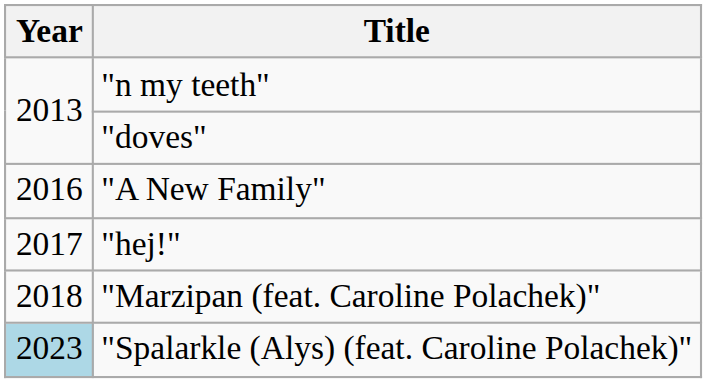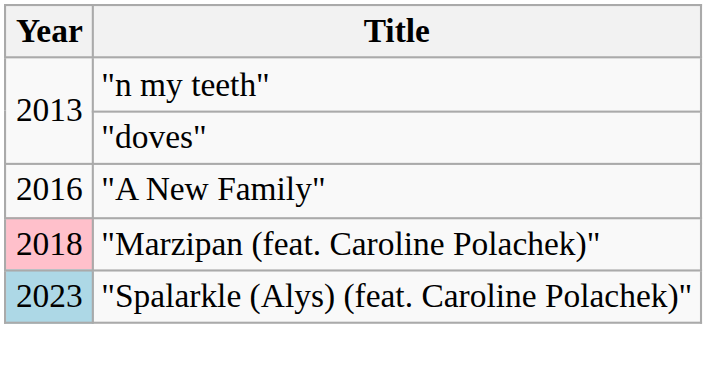- row: (141, 243)
(49, 296) no background -> (49, 243) pink background
